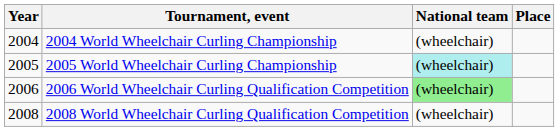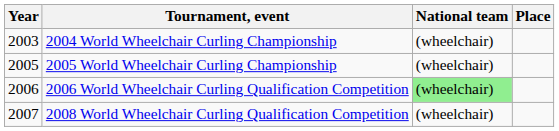(23, 41) 2004 -> (23, 41) 2003
(455, 65) paleturquoise background -> (455, 65) no background
(23, 114) 2008 -> (23, 114) 2007
